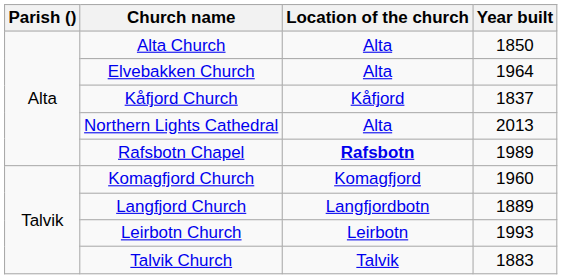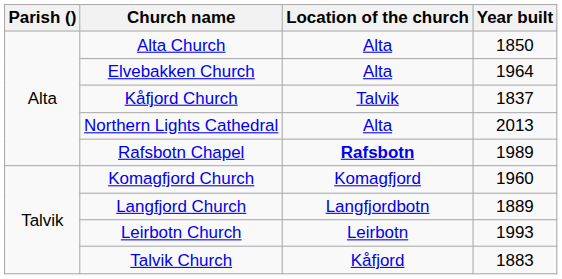(378, 98) Kåfjord -> (378, 98) Talvik
(378, 260) Talvik -> (378, 260) Kåfjord
